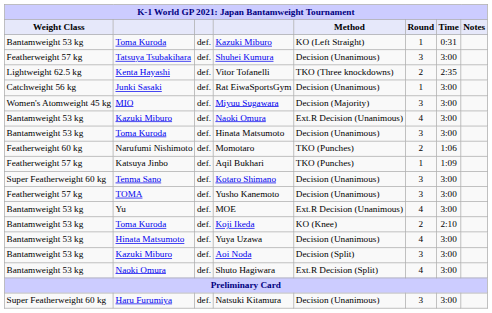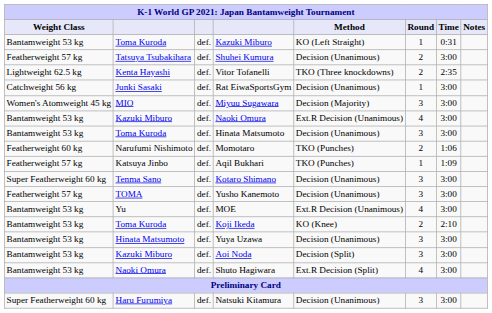(421, 57) 3 -> (421, 57) 2
(421, 239) 4 -> (421, 239) 3
